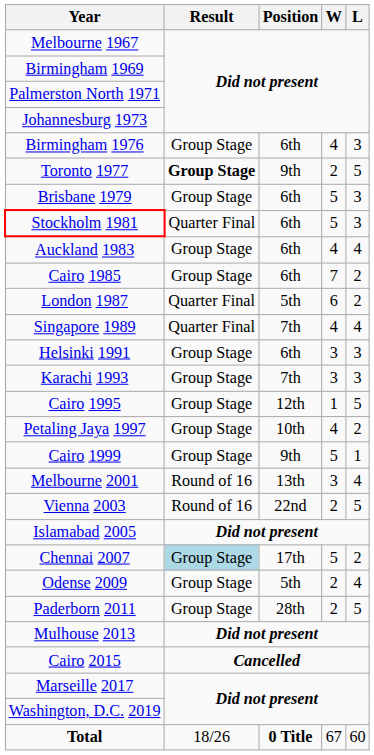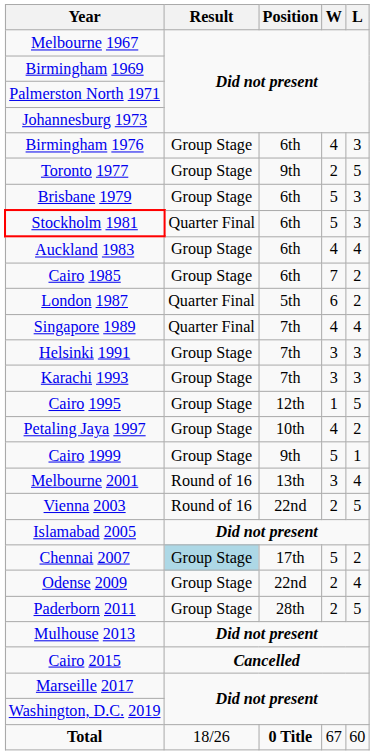(212, 171) bold -> (212, 171) normal
(290, 352) 6th -> (290, 352) 7th
(290, 583) 5th -> (290, 583) 22nd
